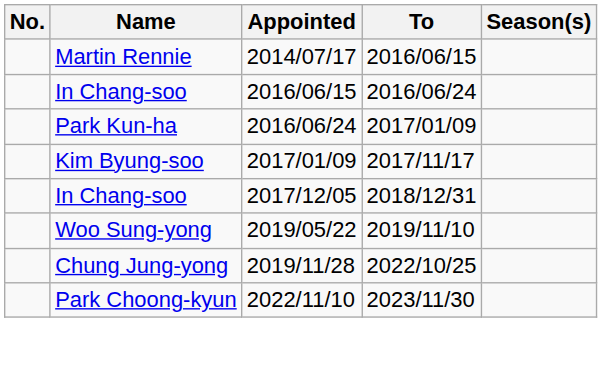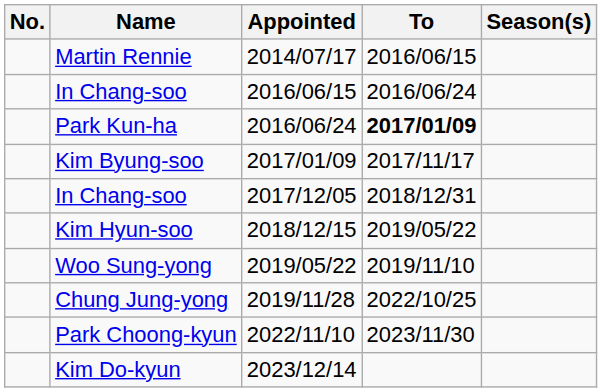(421, 126) normal -> (421, 126) bold
+ row: (124, 230)
+ row: (118, 369)
